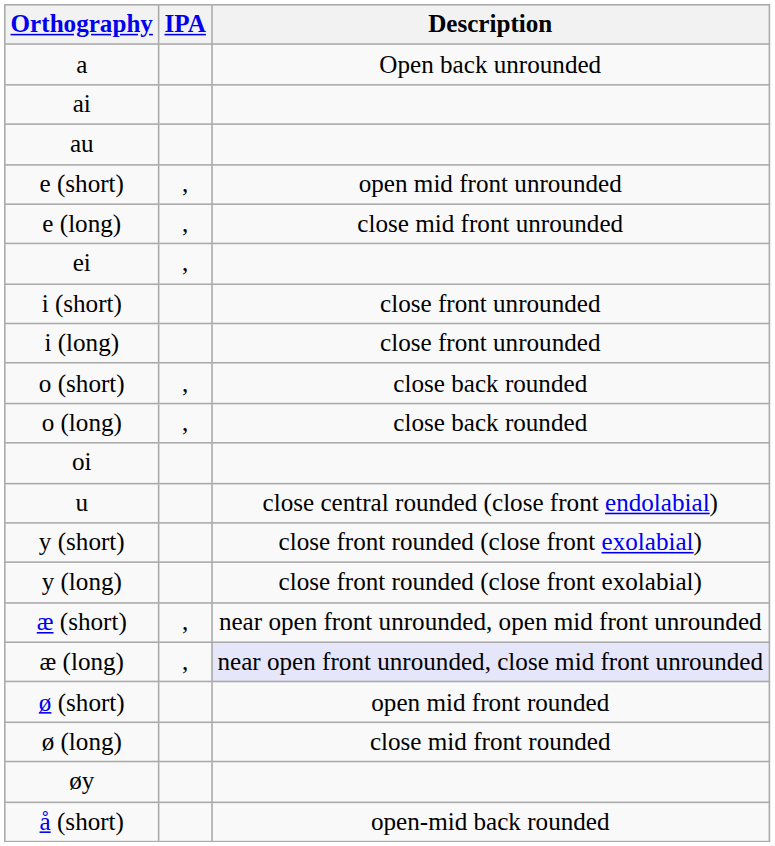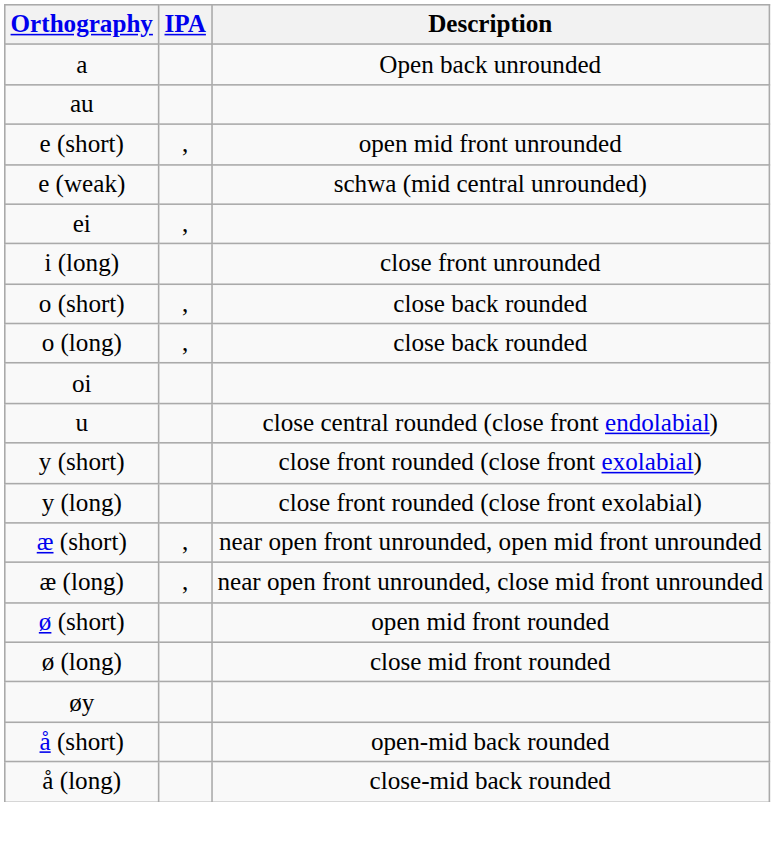- row: (82, 104)
- row: (82, 223)
+ row: (82, 183)
- row: (82, 303)
(490, 661) lavender background -> (490, 582) no background
+ row: (82, 781)
